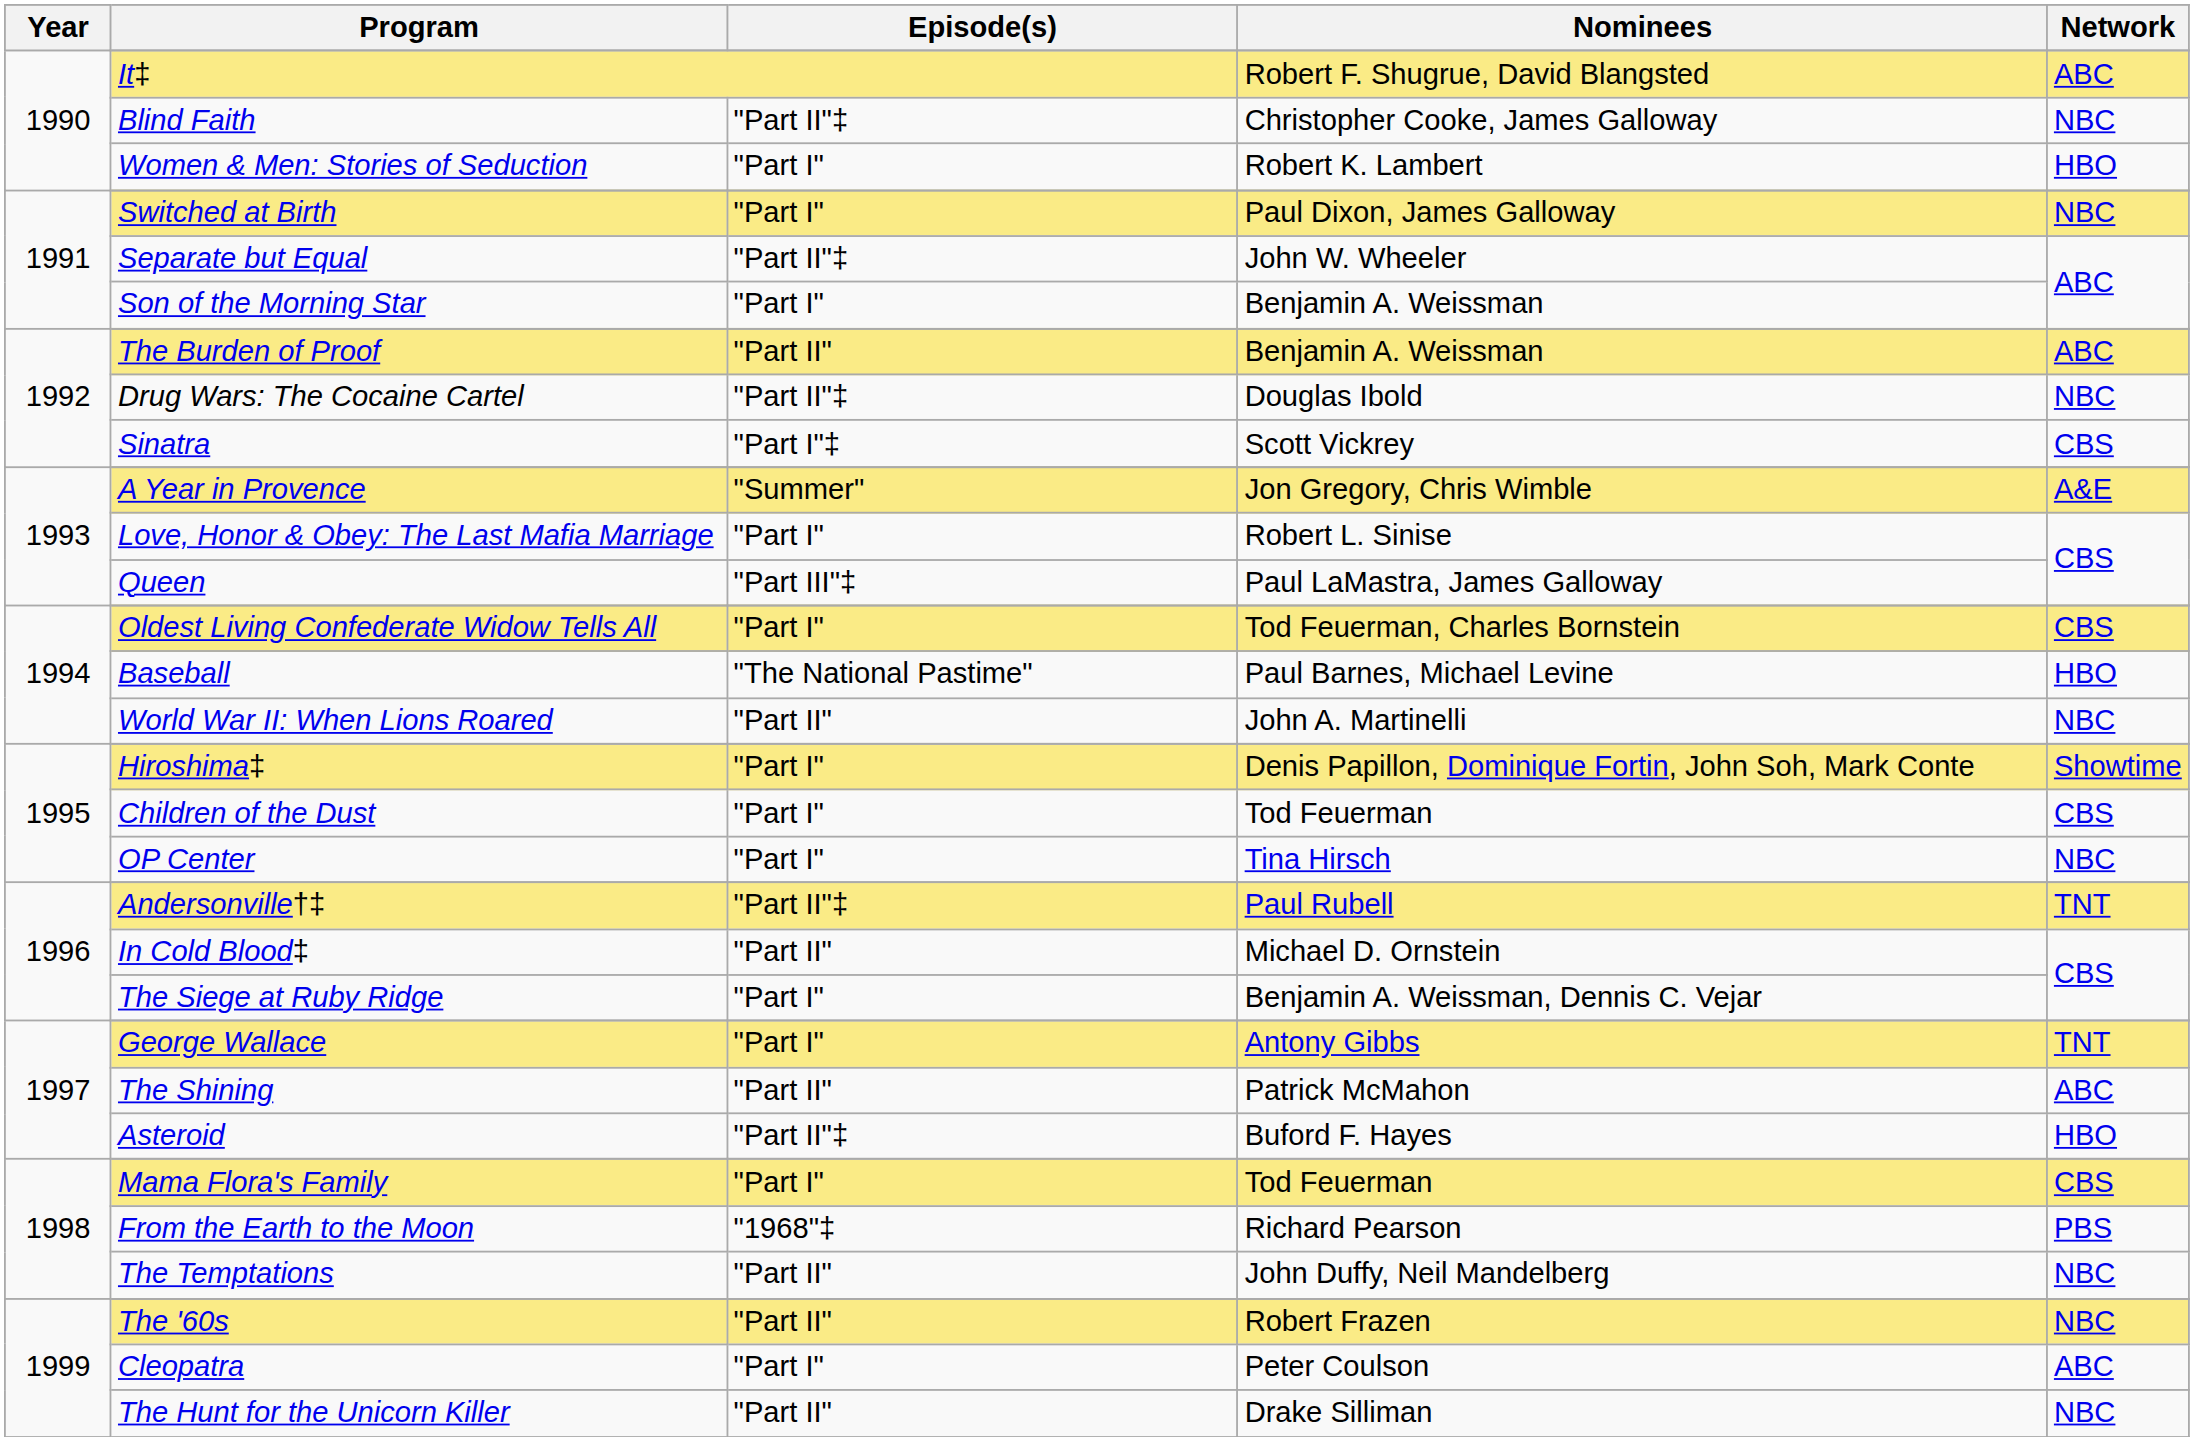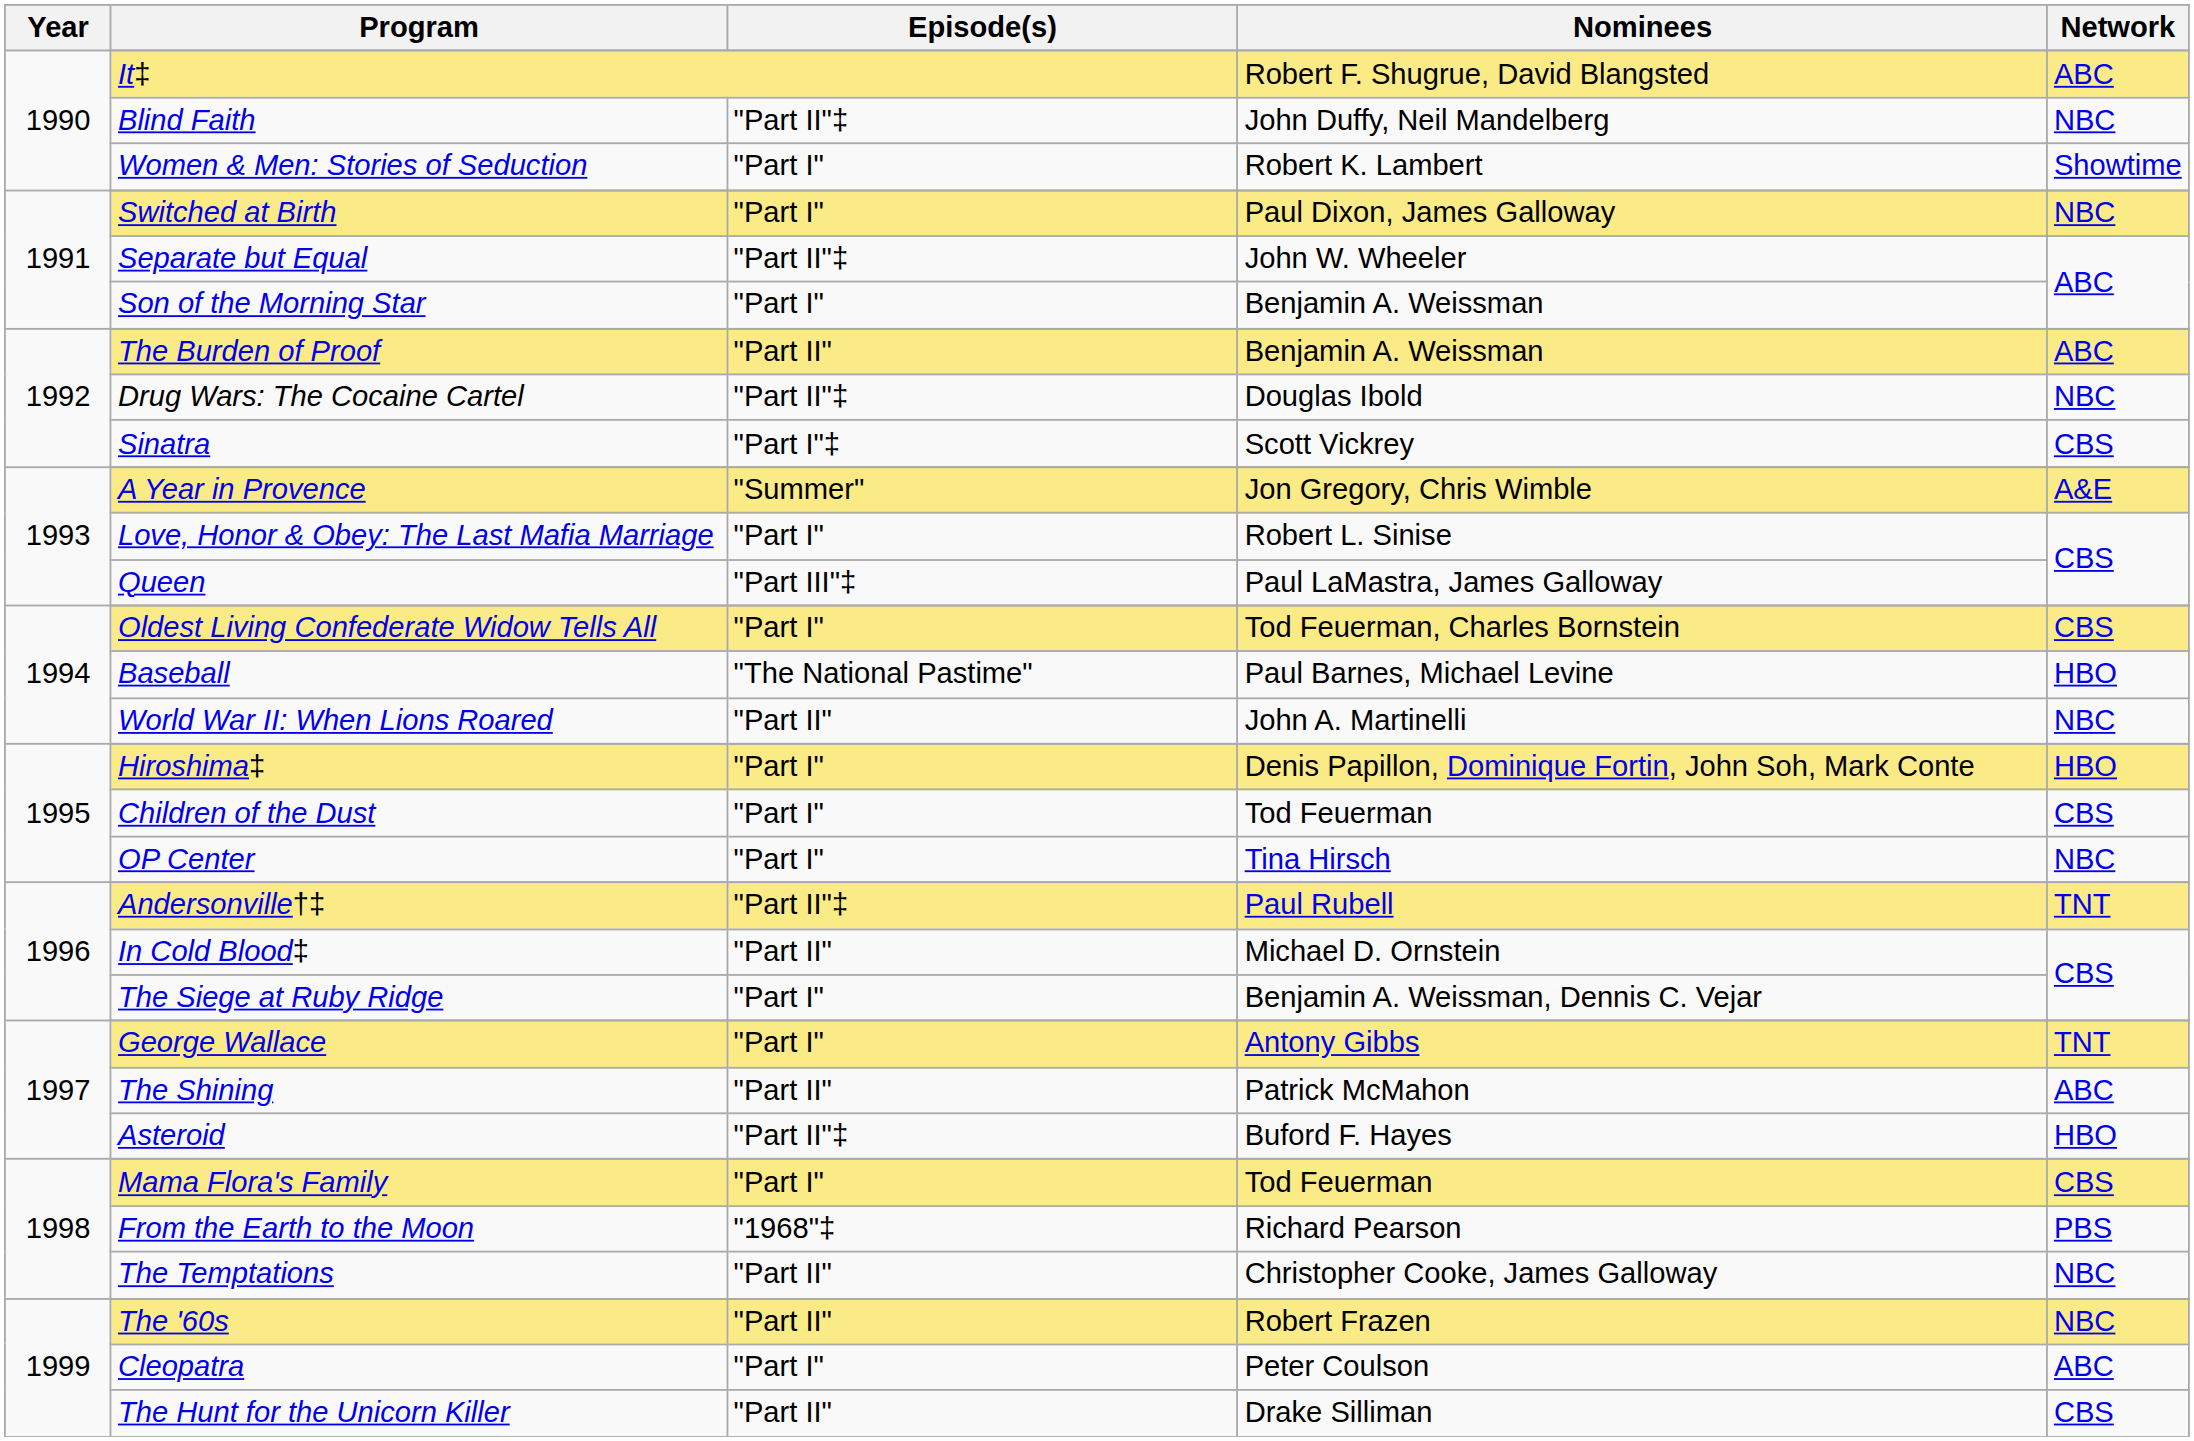(1481, 119) Christopher Cooke, James Galloway -> (1427, 119) John Duffy, Neil Mandelberg
(2085, 166) HBO -> (2118, 166) Showtime
(2118, 766) Showtime -> (2085, 766) HBO
(1427, 1274) John Duffy, Neil Mandelberg -> (1481, 1274) Christopher Cooke, James Galloway
(2085, 1413) NBC -> (2084, 1413) CBS
